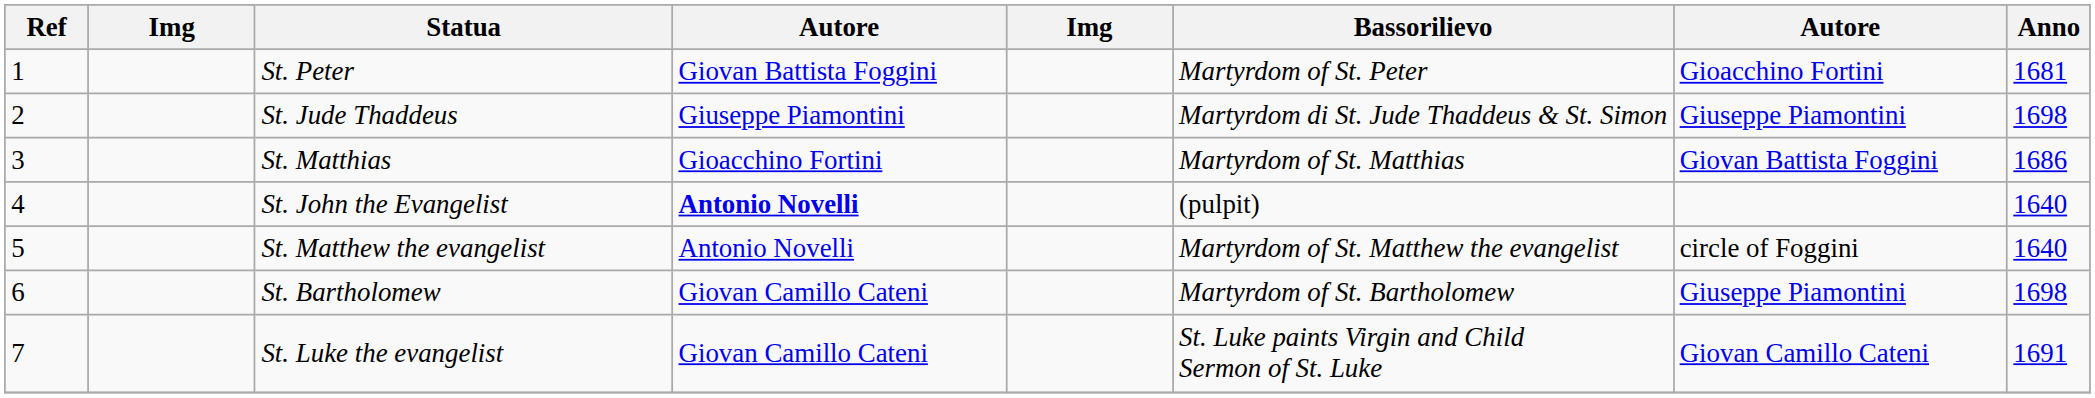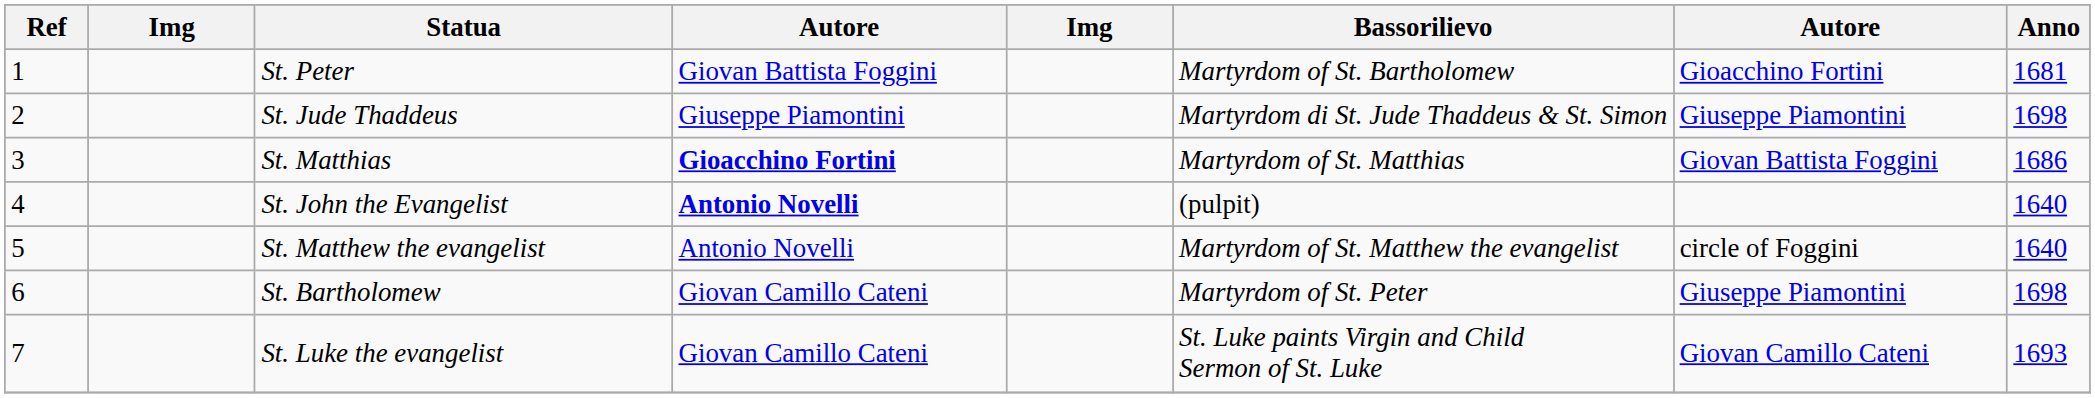(1303, 71) Martyrdom of St. Peter -> (1347, 71) Martyrdom of St. Bartholomew
(780, 159) normal -> (787, 159) bold
(1347, 293) Martyrdom of St. Bartholomew -> (1303, 293) Martyrdom of St. Peter
(2040, 353) 1691 -> (2040, 353) 1693
